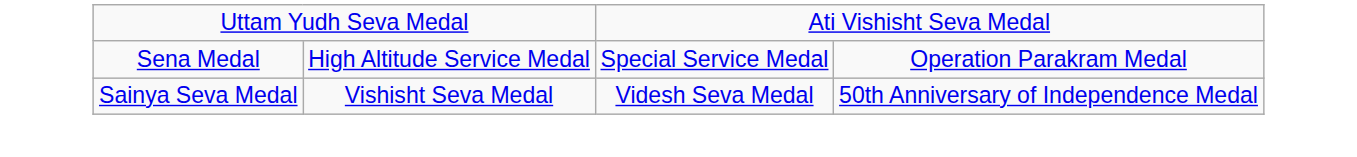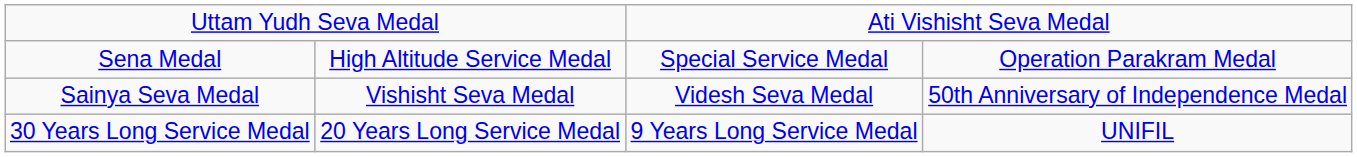+ row: (160, 132)
